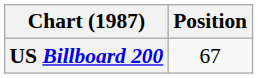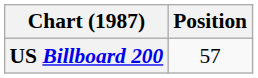(210, 55) 67 -> (210, 55) 57
